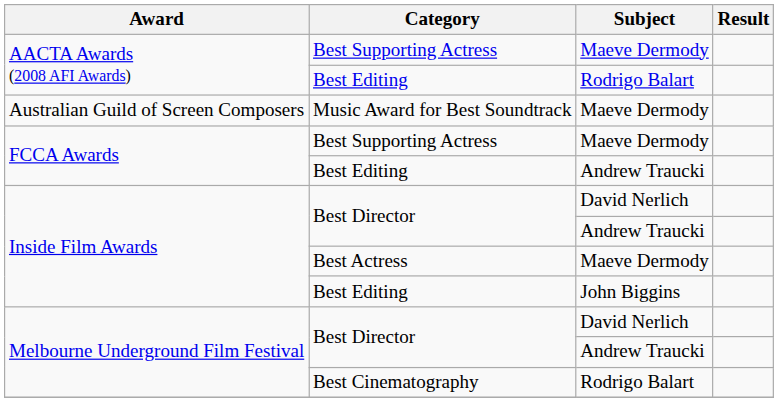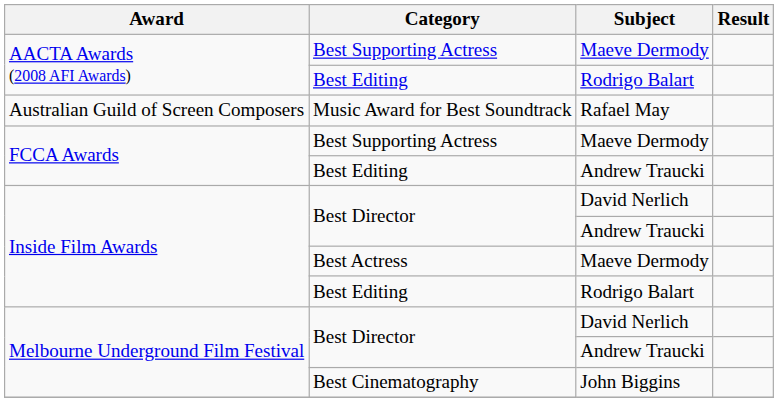(644, 110) Maeve Dermody -> (625, 110) Rafael May
(630, 291) John Biggins -> (637, 291) Rodrigo Balart
(637, 381) Rodrigo Balart -> (630, 381) John Biggins
